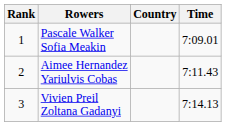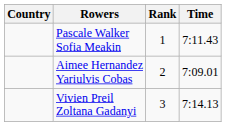columns swapped: (21, 14) <-> (155, 14)
(200, 39) 7:09.01 -> (200, 39) 7:11.43
(200, 72) 7:11.43 -> (200, 72) 7:09.01
